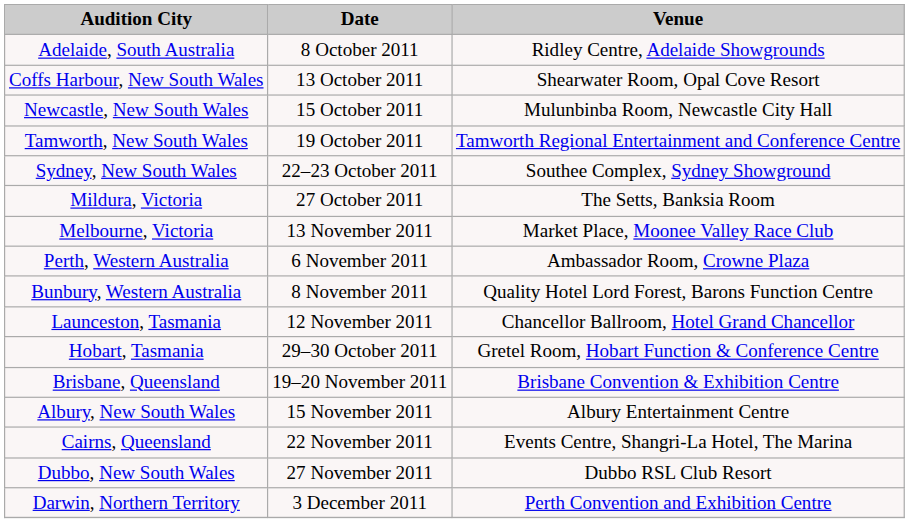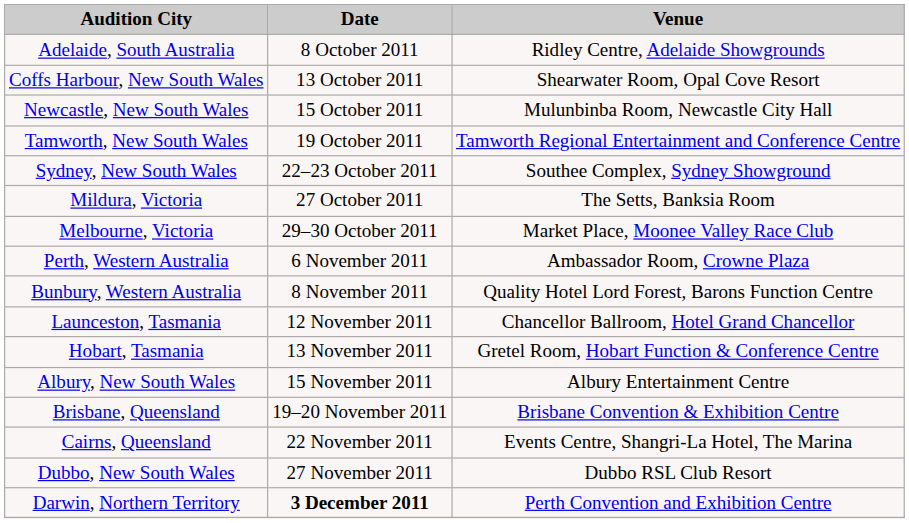(360, 230) 13 November 2011 -> (360, 230) 29–30 October 2011
(360, 351) 29–30 October 2011 -> (360, 351) 13 November 2011
rows swapped: (136, 412) <-> (136, 381)
(360, 502) normal -> (360, 502) bold
